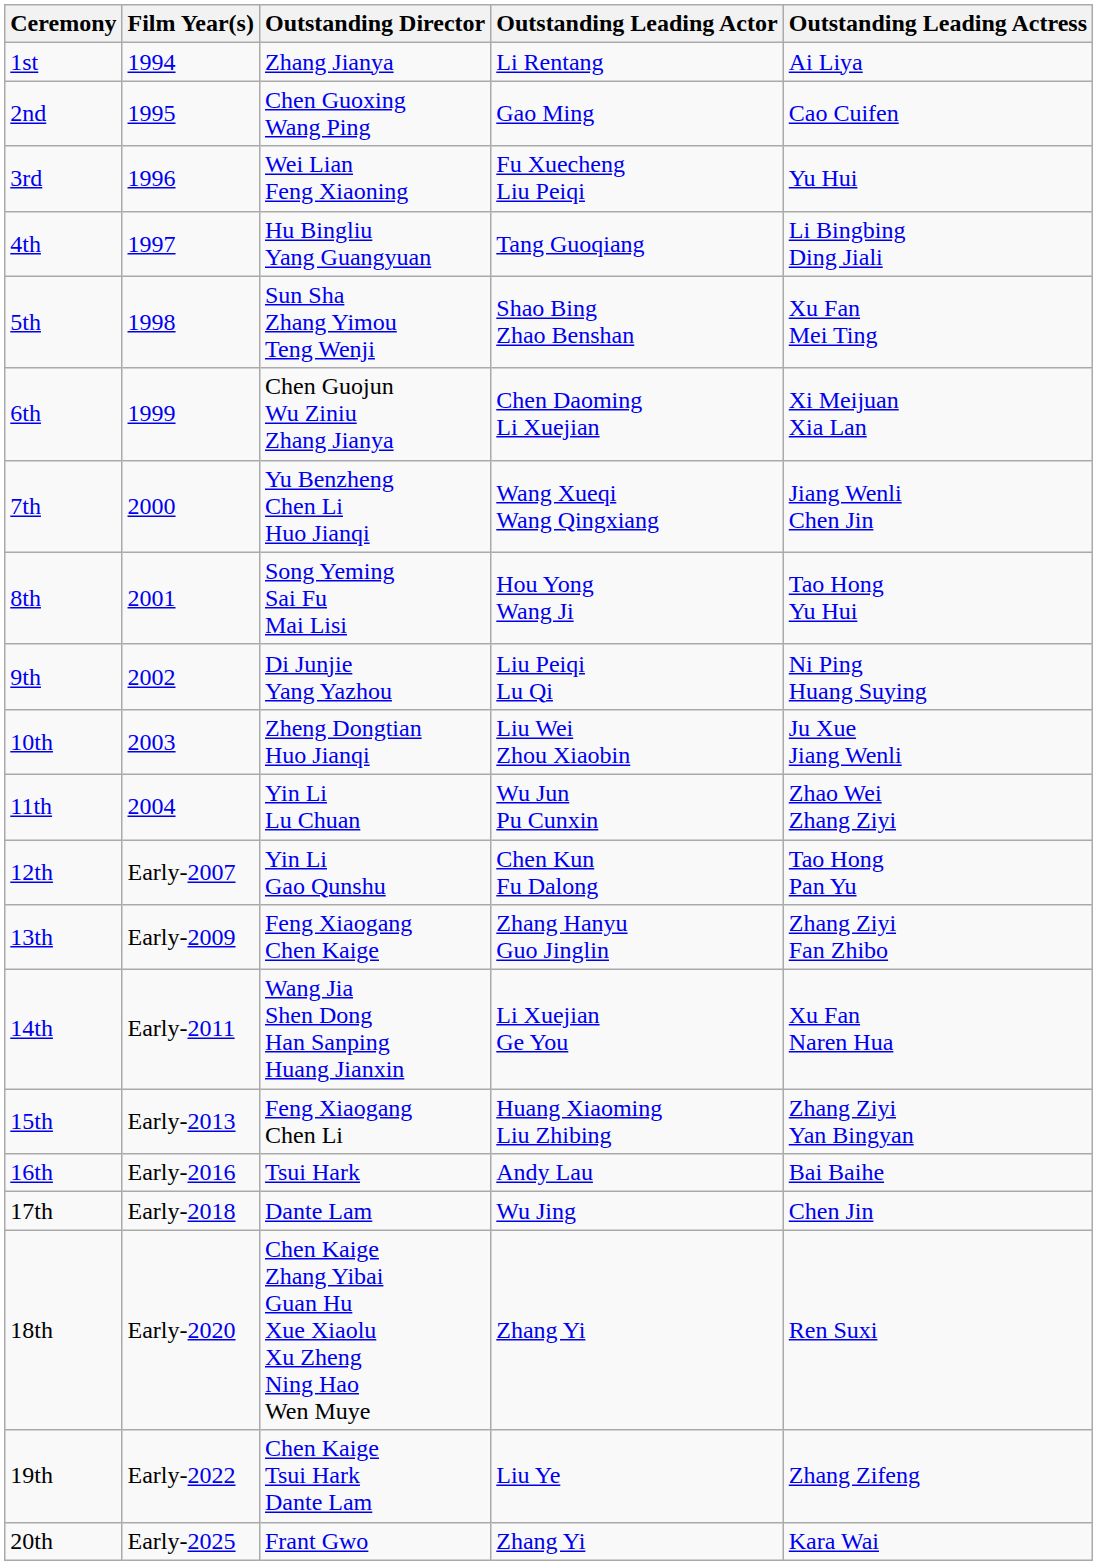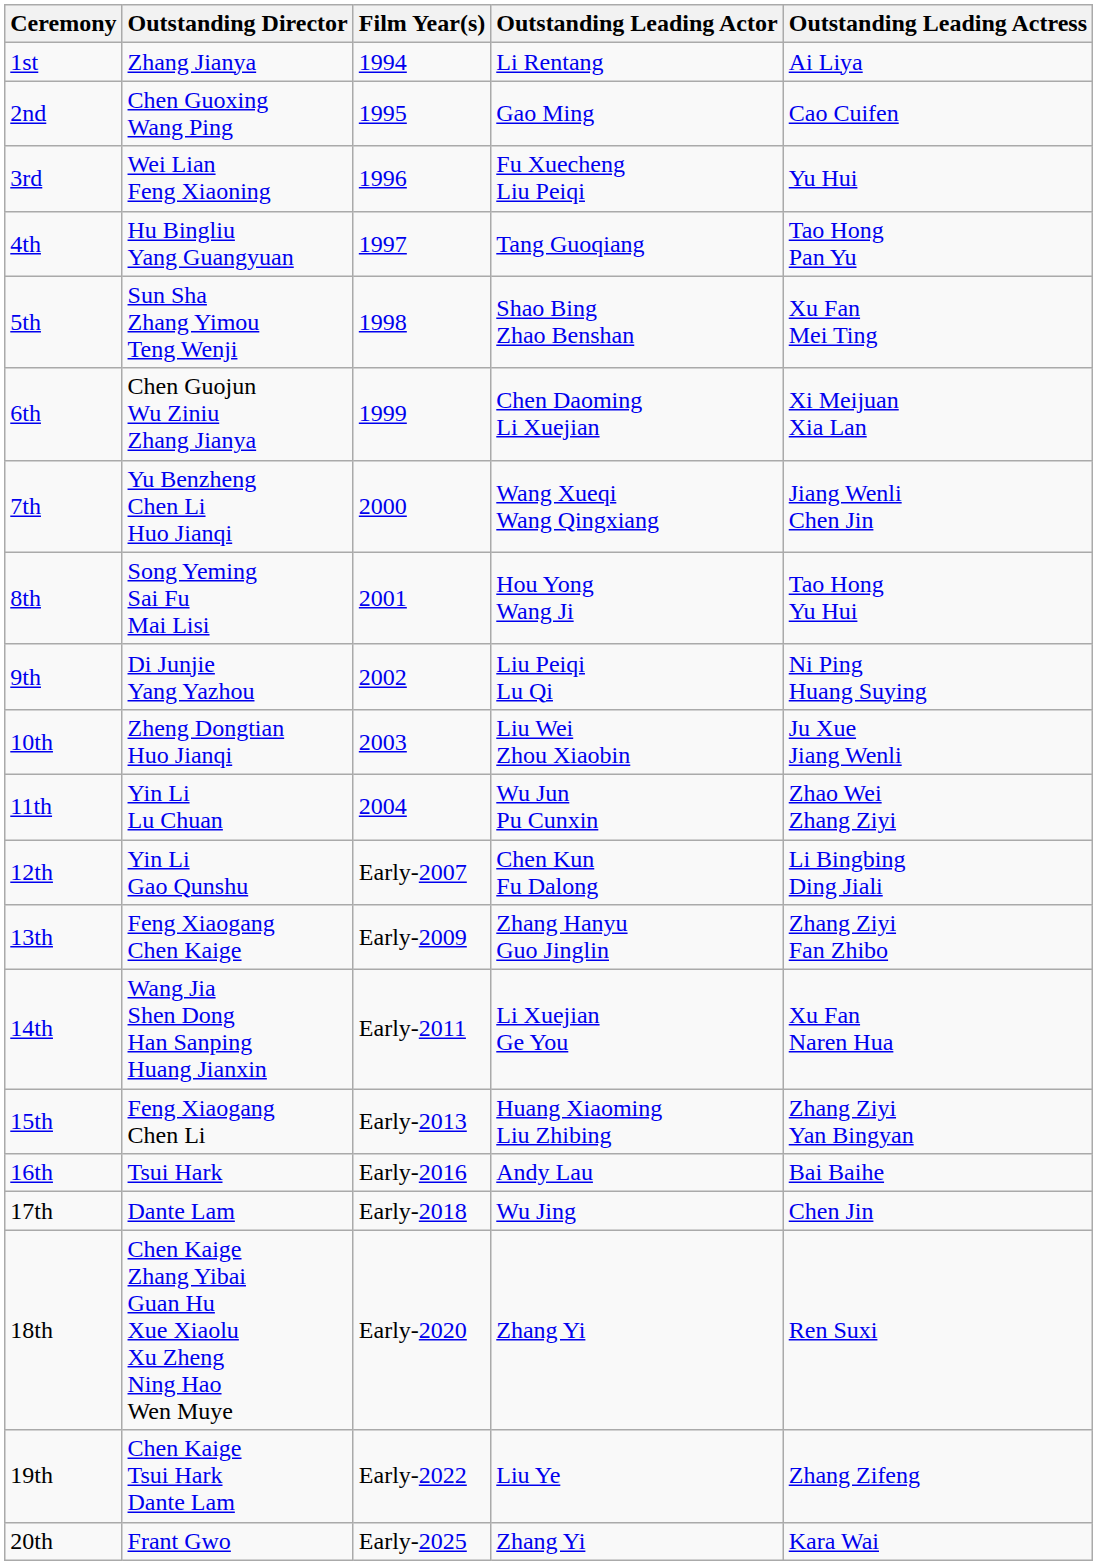columns swapped: (191, 23) <-> (375, 23)
(847, 243) Li Bingbing Ding Jiali -> (836, 243) Tao Hong Pan Yu
(836, 871) Tao Hong Pan Yu -> (847, 871) Li Bingbing Ding Jiali
